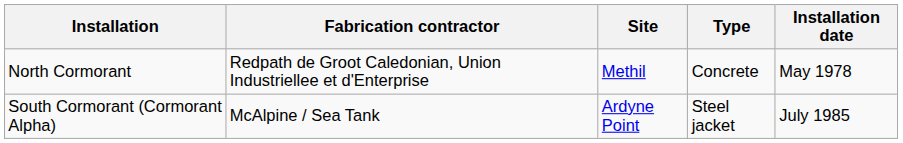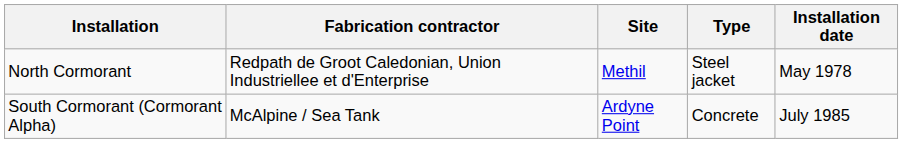(725, 71) Concrete -> (713, 71) Steel jacket
(713, 116) Steel jacket -> (725, 116) Concrete
